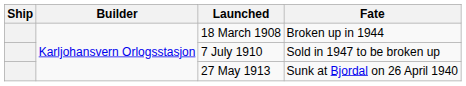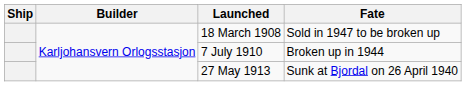(335, 33) Broken up in 1944 -> (363, 33) Sold in 1947 to be broken up
(363, 52) Sold in 1947 to be broken up -> (335, 52) Broken up in 1944
